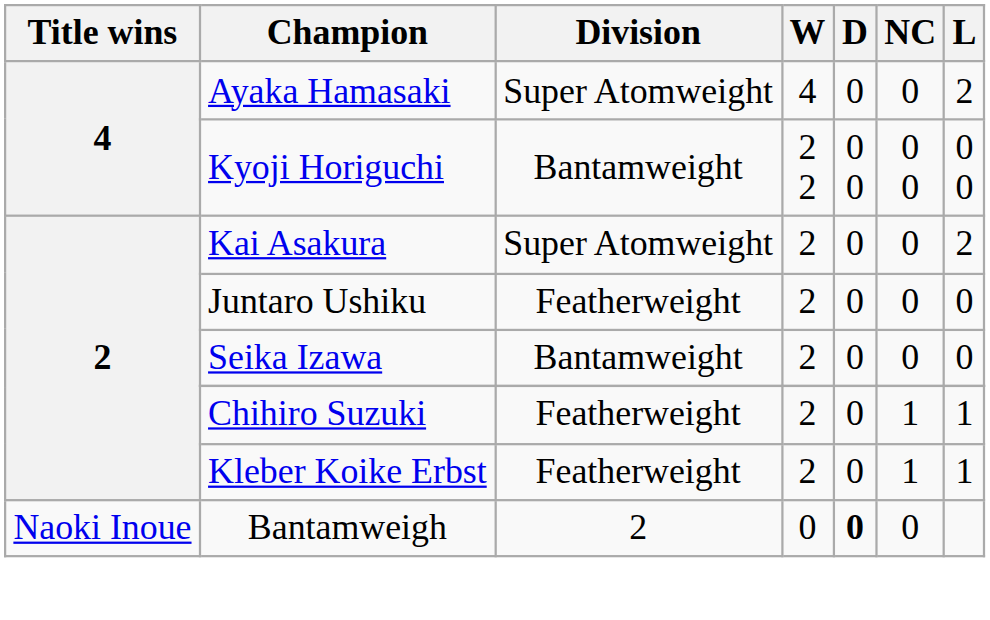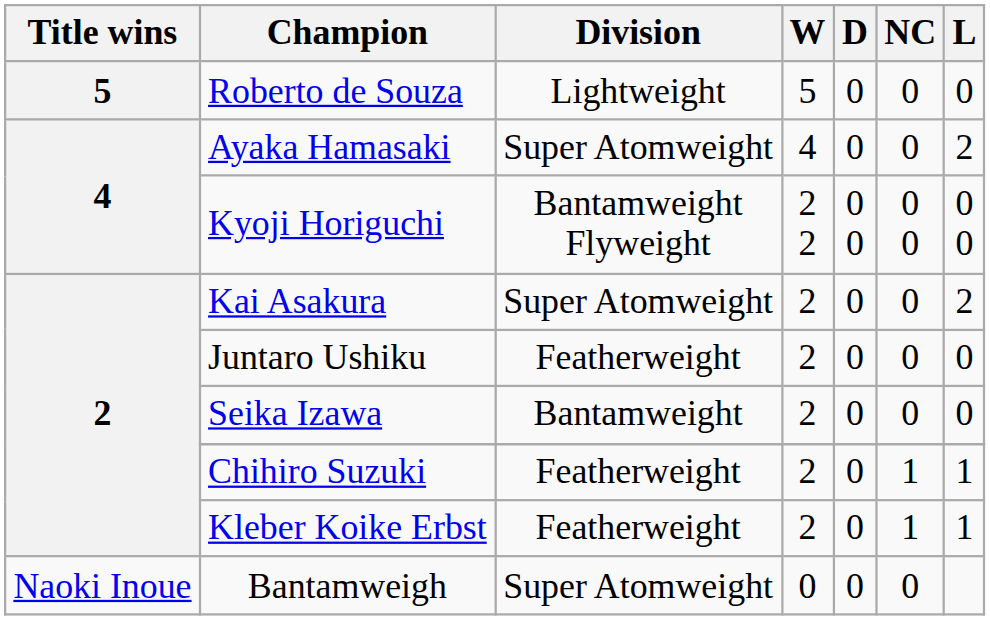+ row: (335, 89)
(638, 166) Bantamweight -> (638, 223) Bantamweight Flyweight
(638, 527) 2 -> (638, 584) Super Atomweight
(855, 527) bold -> (855, 584) normal
